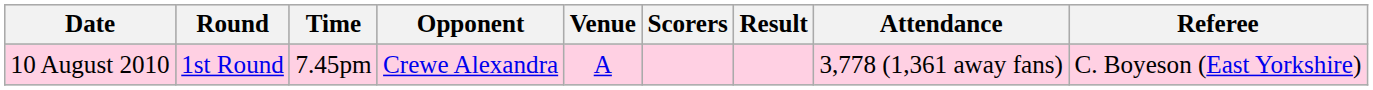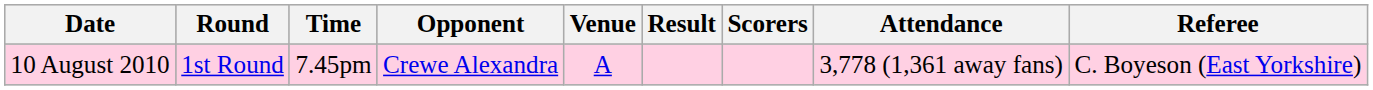columns swapped: (774, 24) <-> (688, 24)
